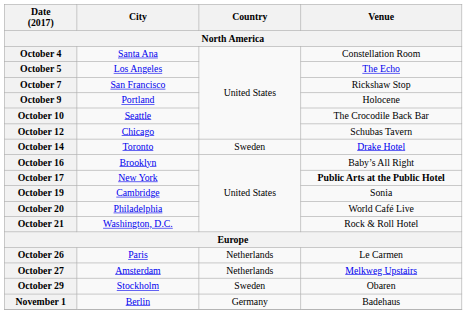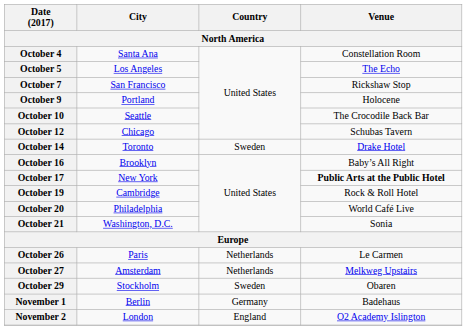(381, 193) Sonia -> (381, 193) Rock & Roll Hotel
(381, 224) Rock & Roll Hotel -> (381, 224) Sonia
+ row: (41, 317)
